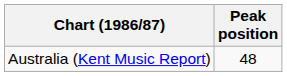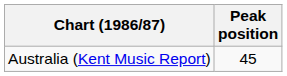(248, 58) 48 -> (248, 58) 45
